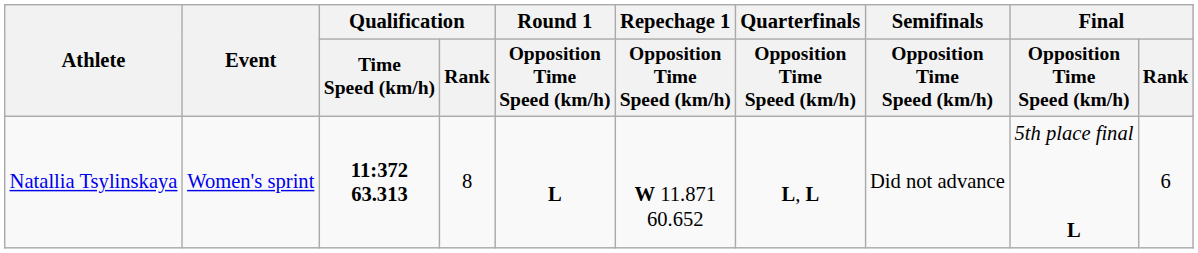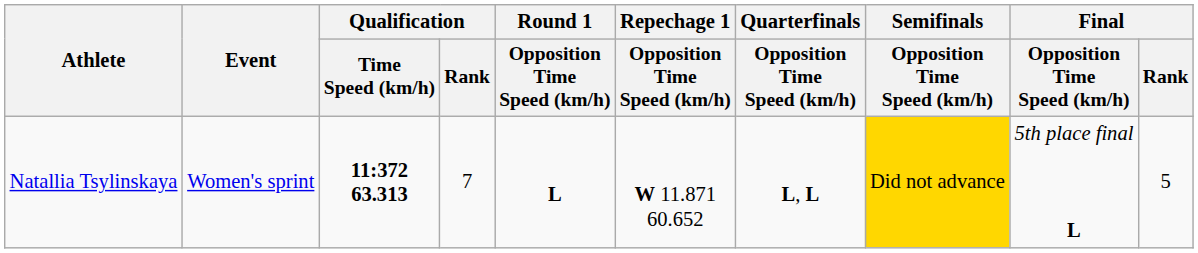(467, 182) 8 -> (467, 182) 7
(937, 182) no background -> (937, 182) gold background
(1166, 182) 6 -> (1166, 182) 5
